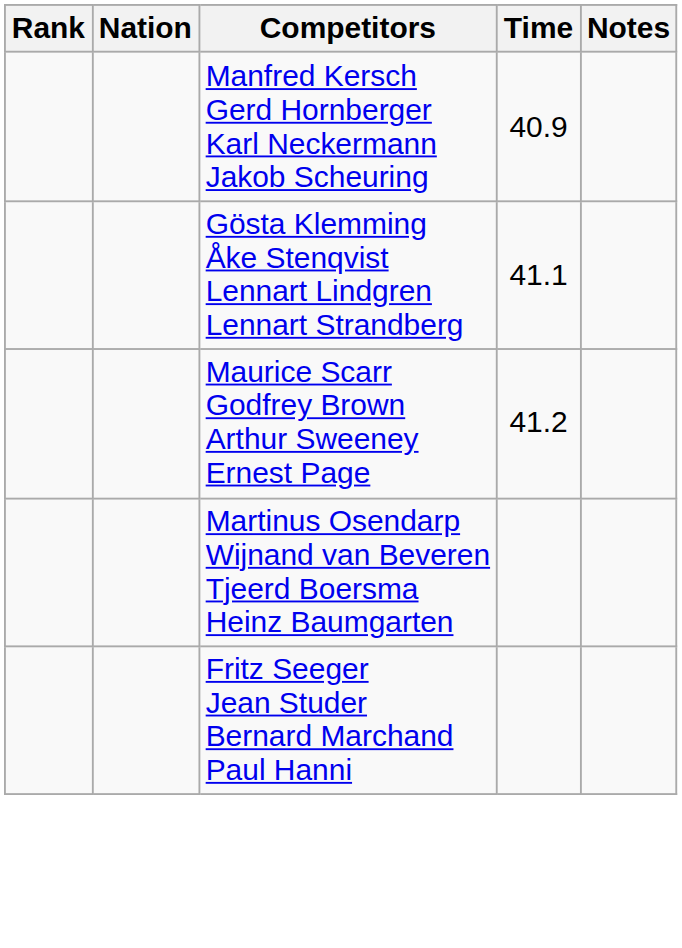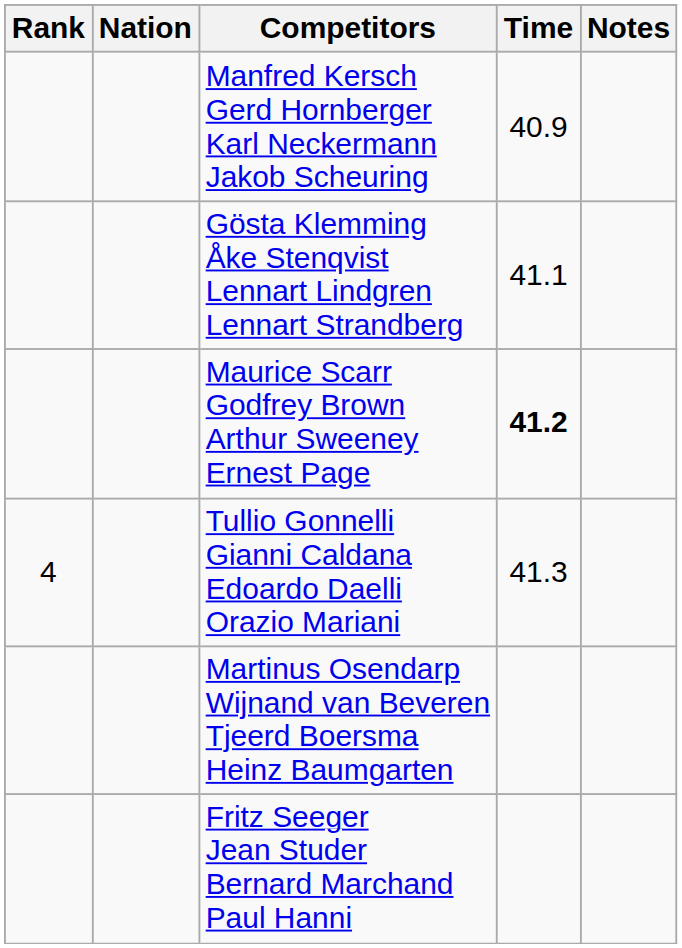(539, 423) normal -> (539, 423) bold
+ row: (309, 571)
